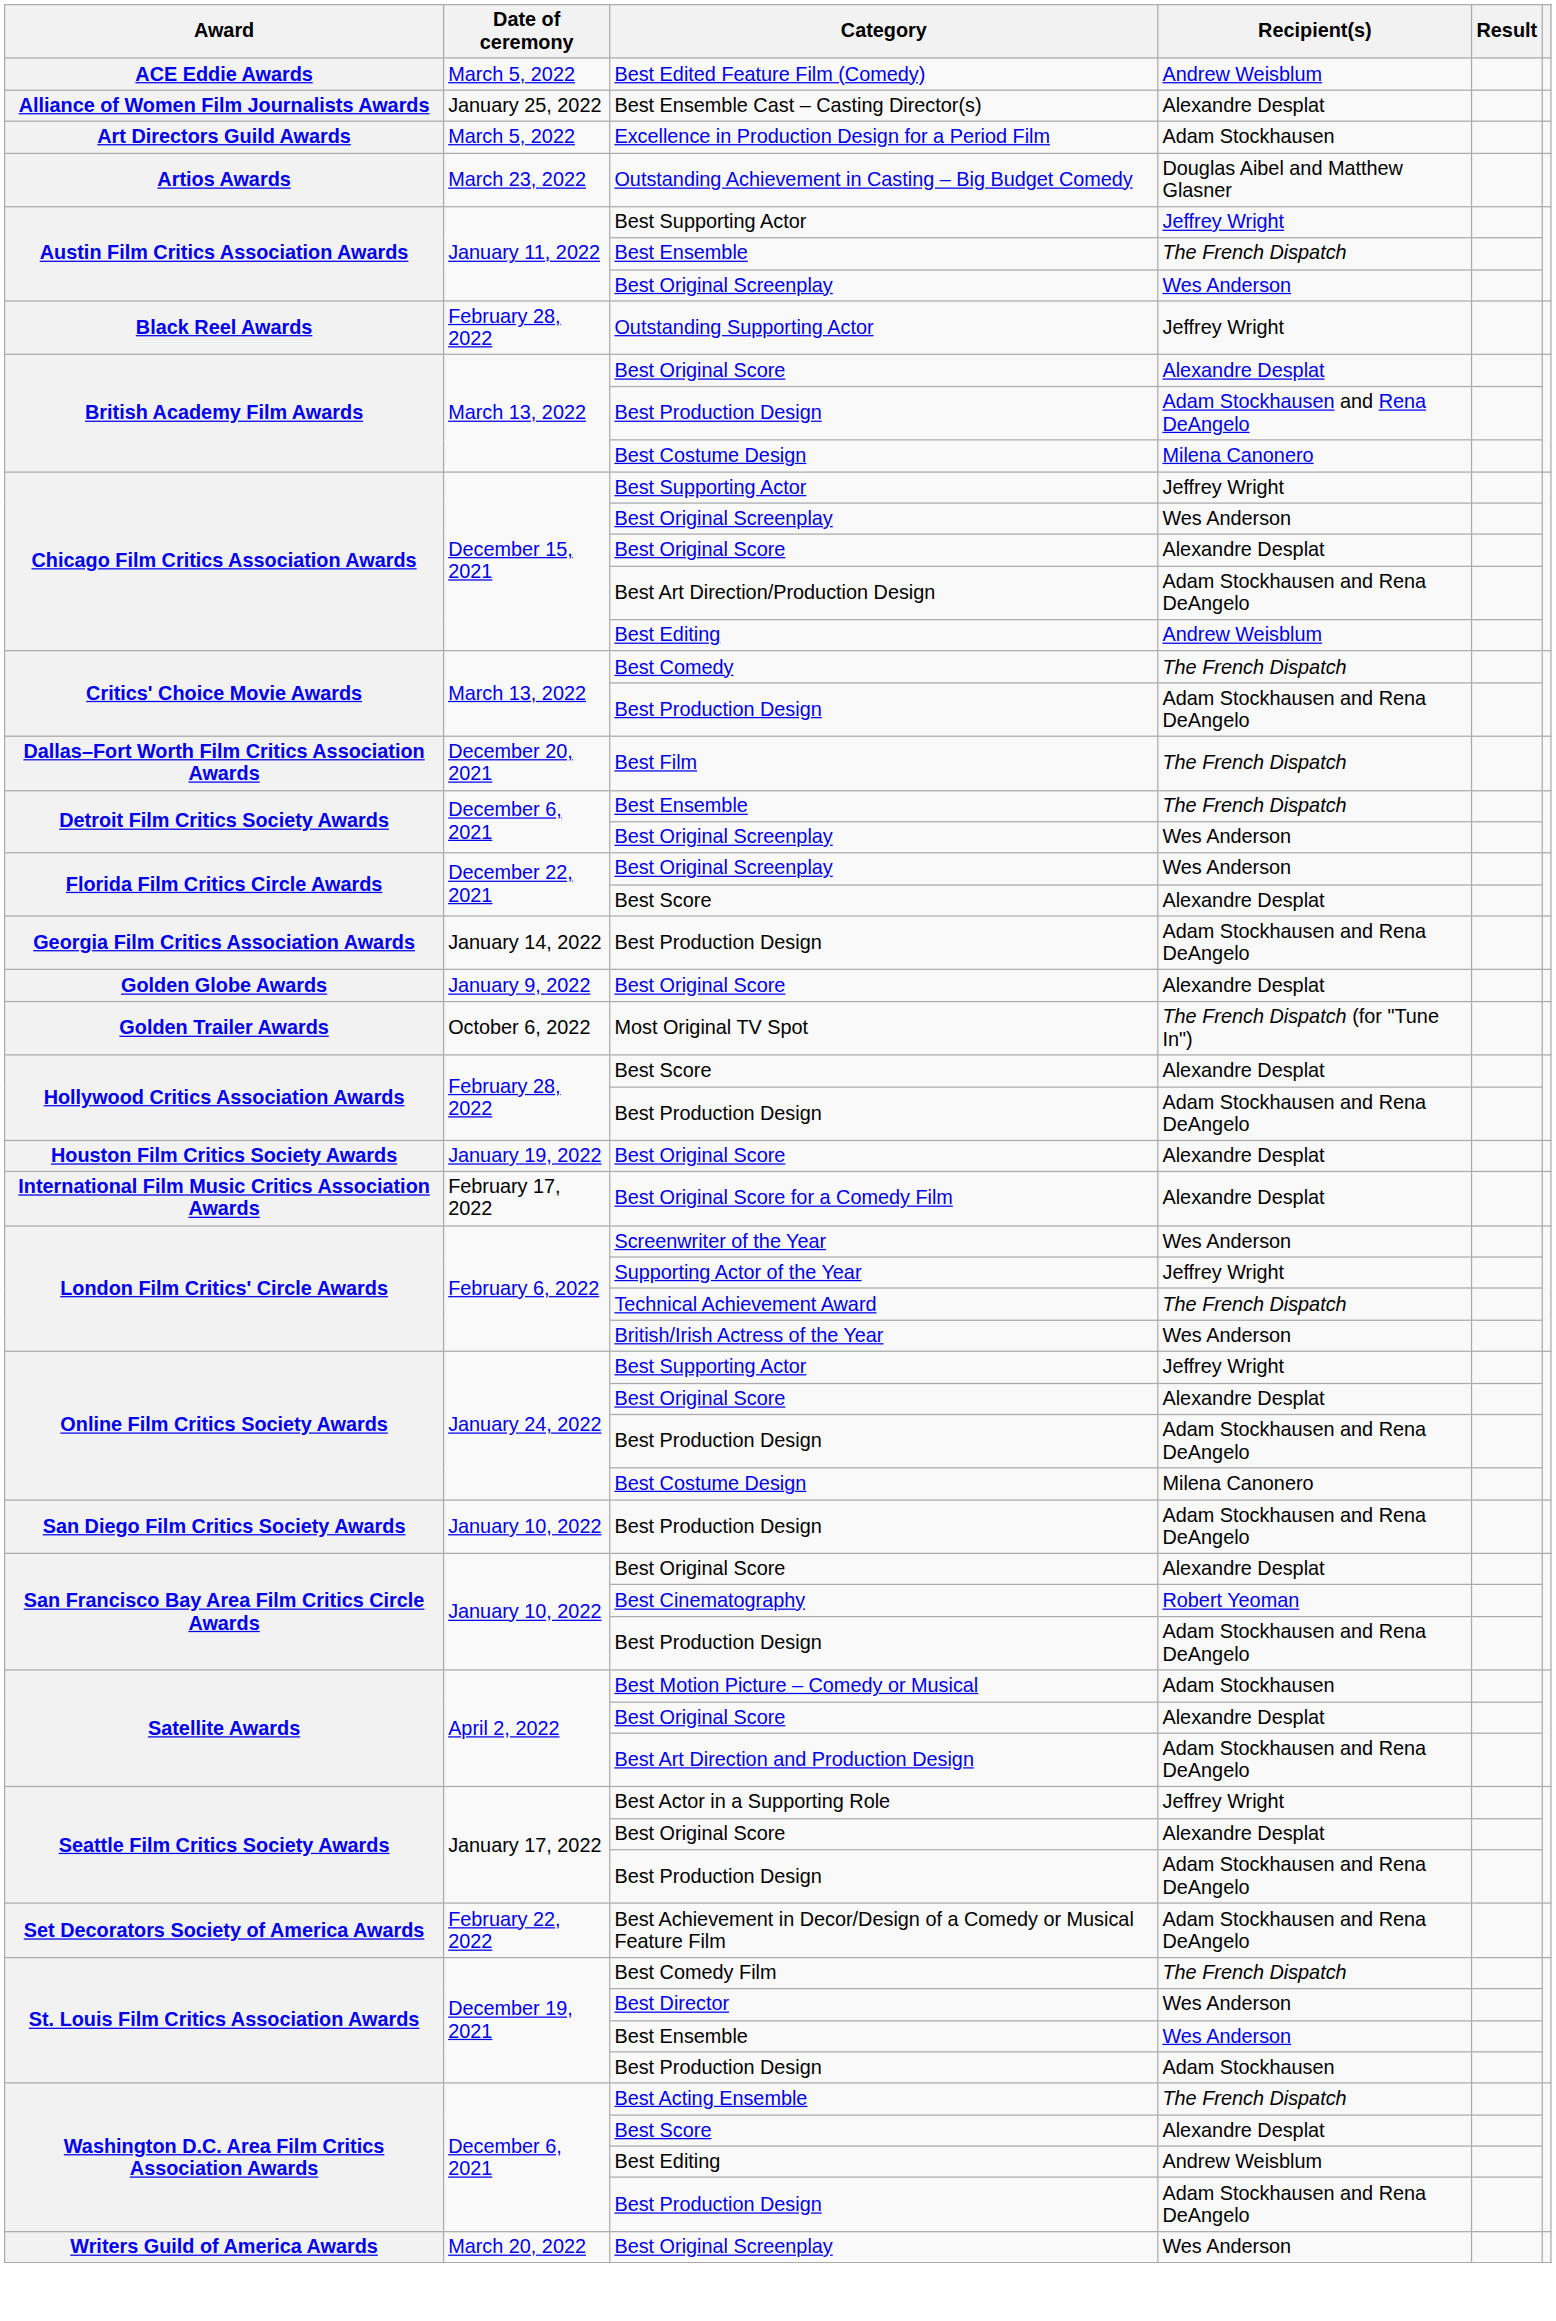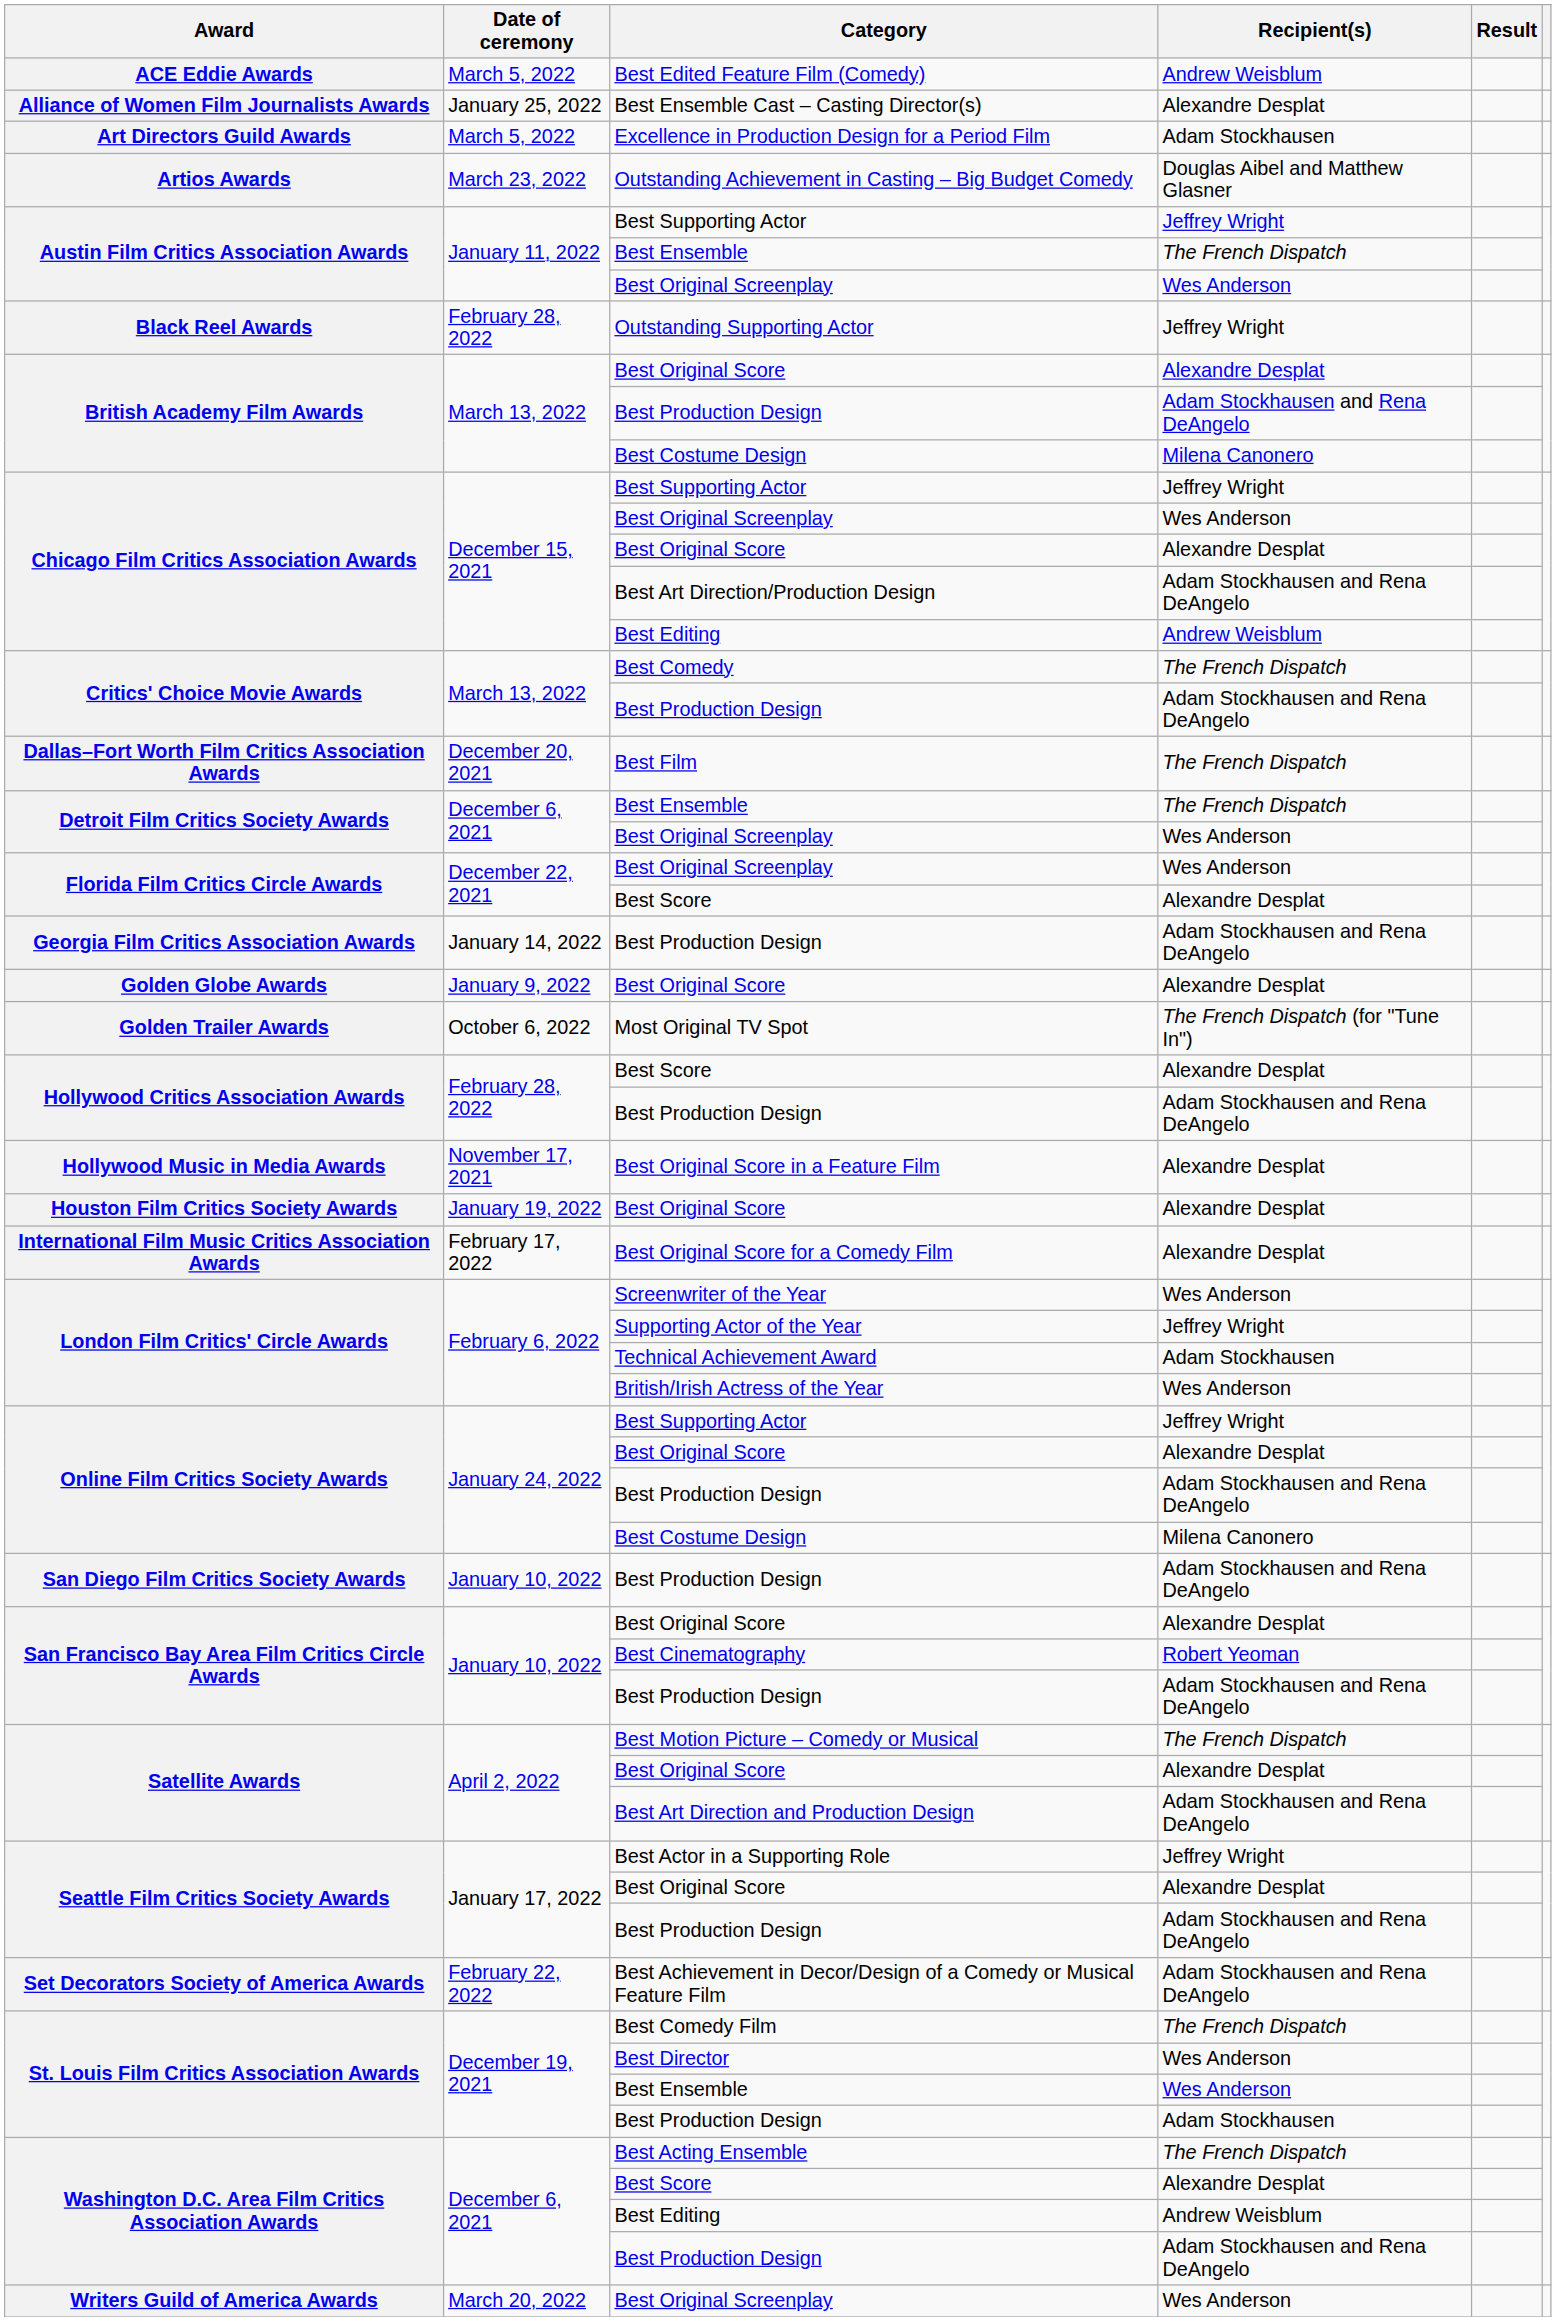+ row: (224, 1167)
(1255, 1304) The French Dispatch -> (1248, 1357) Adam Stockhausen
(1248, 1685) Adam Stockhausen -> (1255, 1739) The French Dispatch
